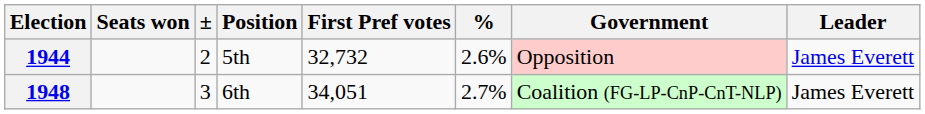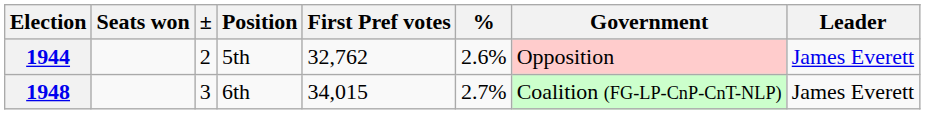(338, 56) 32,732 -> (338, 56) 32,762
(338, 91) 34,051 -> (338, 91) 34,015
